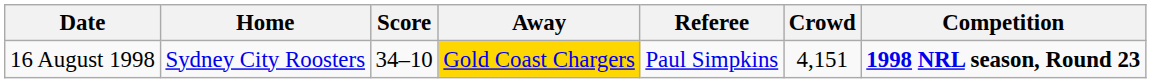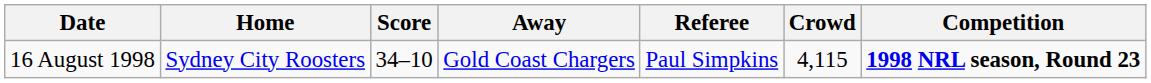(539, 58) gold background -> (539, 58) no background
(822, 58) 4,151 -> (822, 58) 4,115
